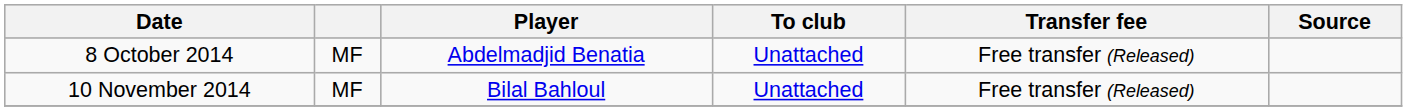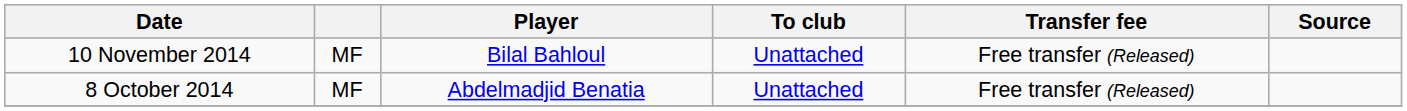rows swapped: (159, 55) <-> (159, 89)
